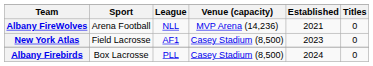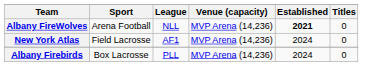(313, 26) normal -> (303, 26) bold
(237, 41) Casey Stadium (8,500) -> (232, 41) MVP Arena (14,236)
(313, 41) 2023 -> (303, 41) 2024
(237, 55) Casey Stadium (8,500) -> (232, 55) MVP Arena (14,236)
